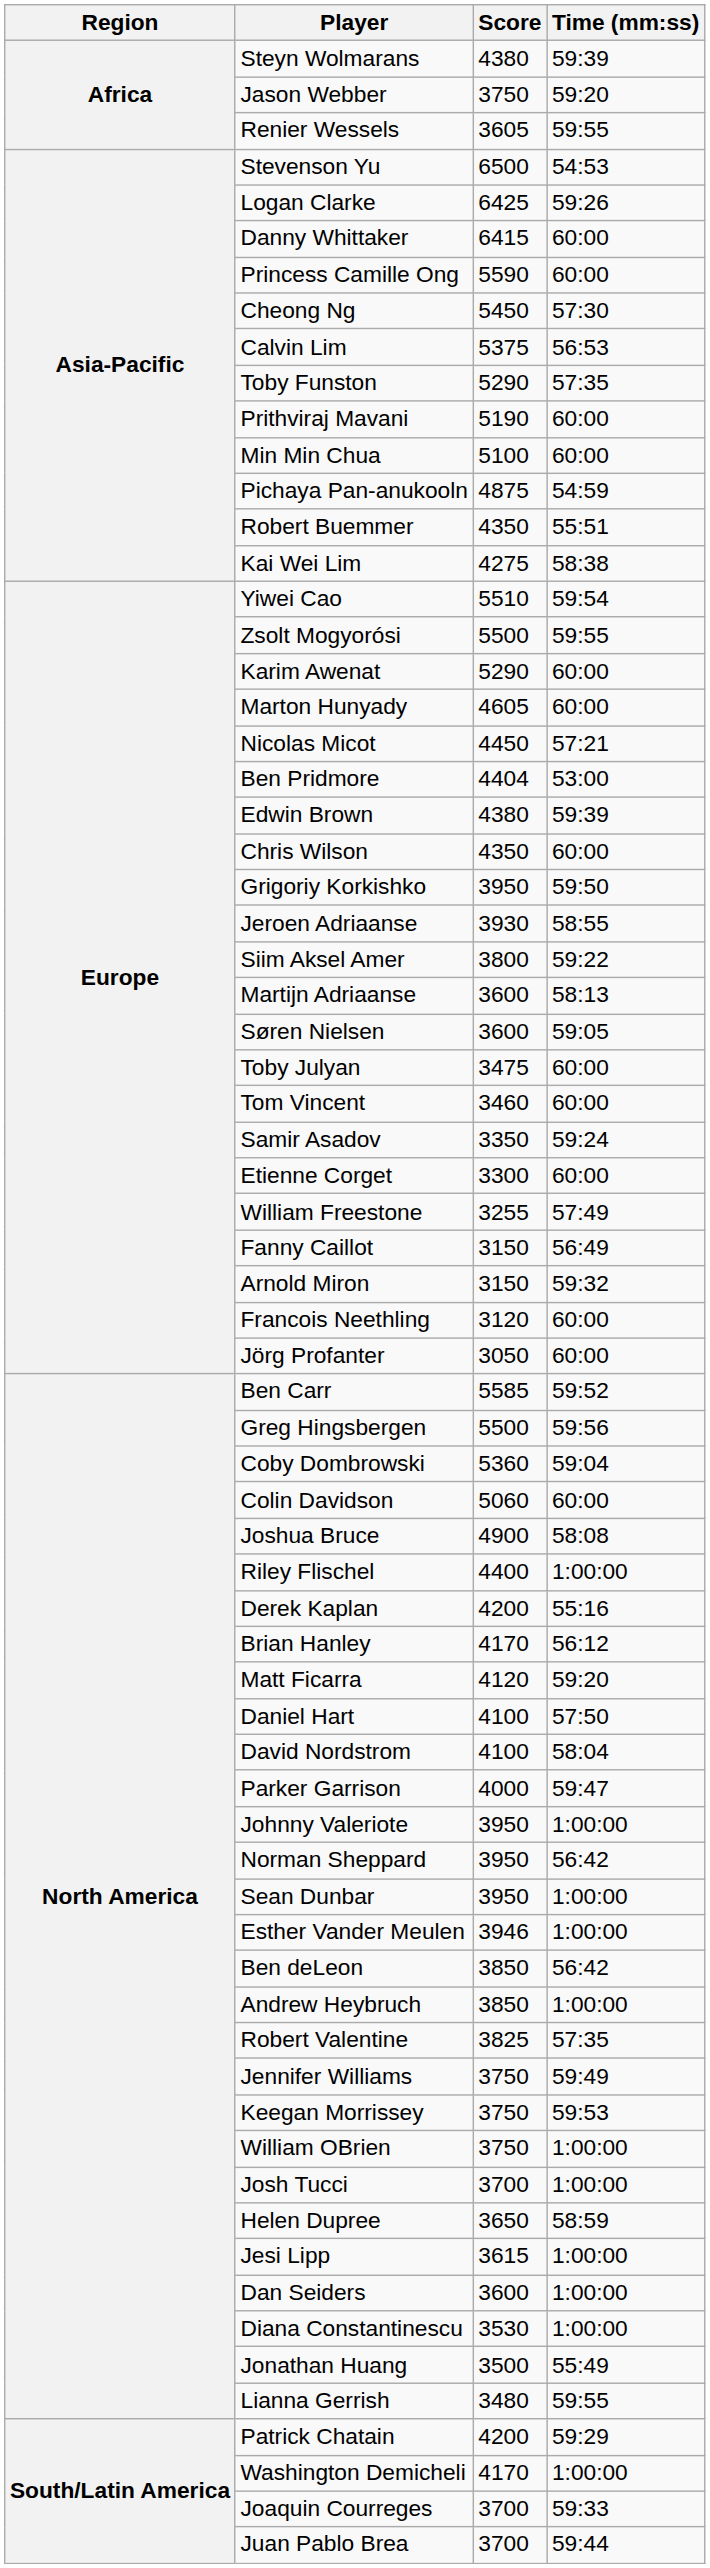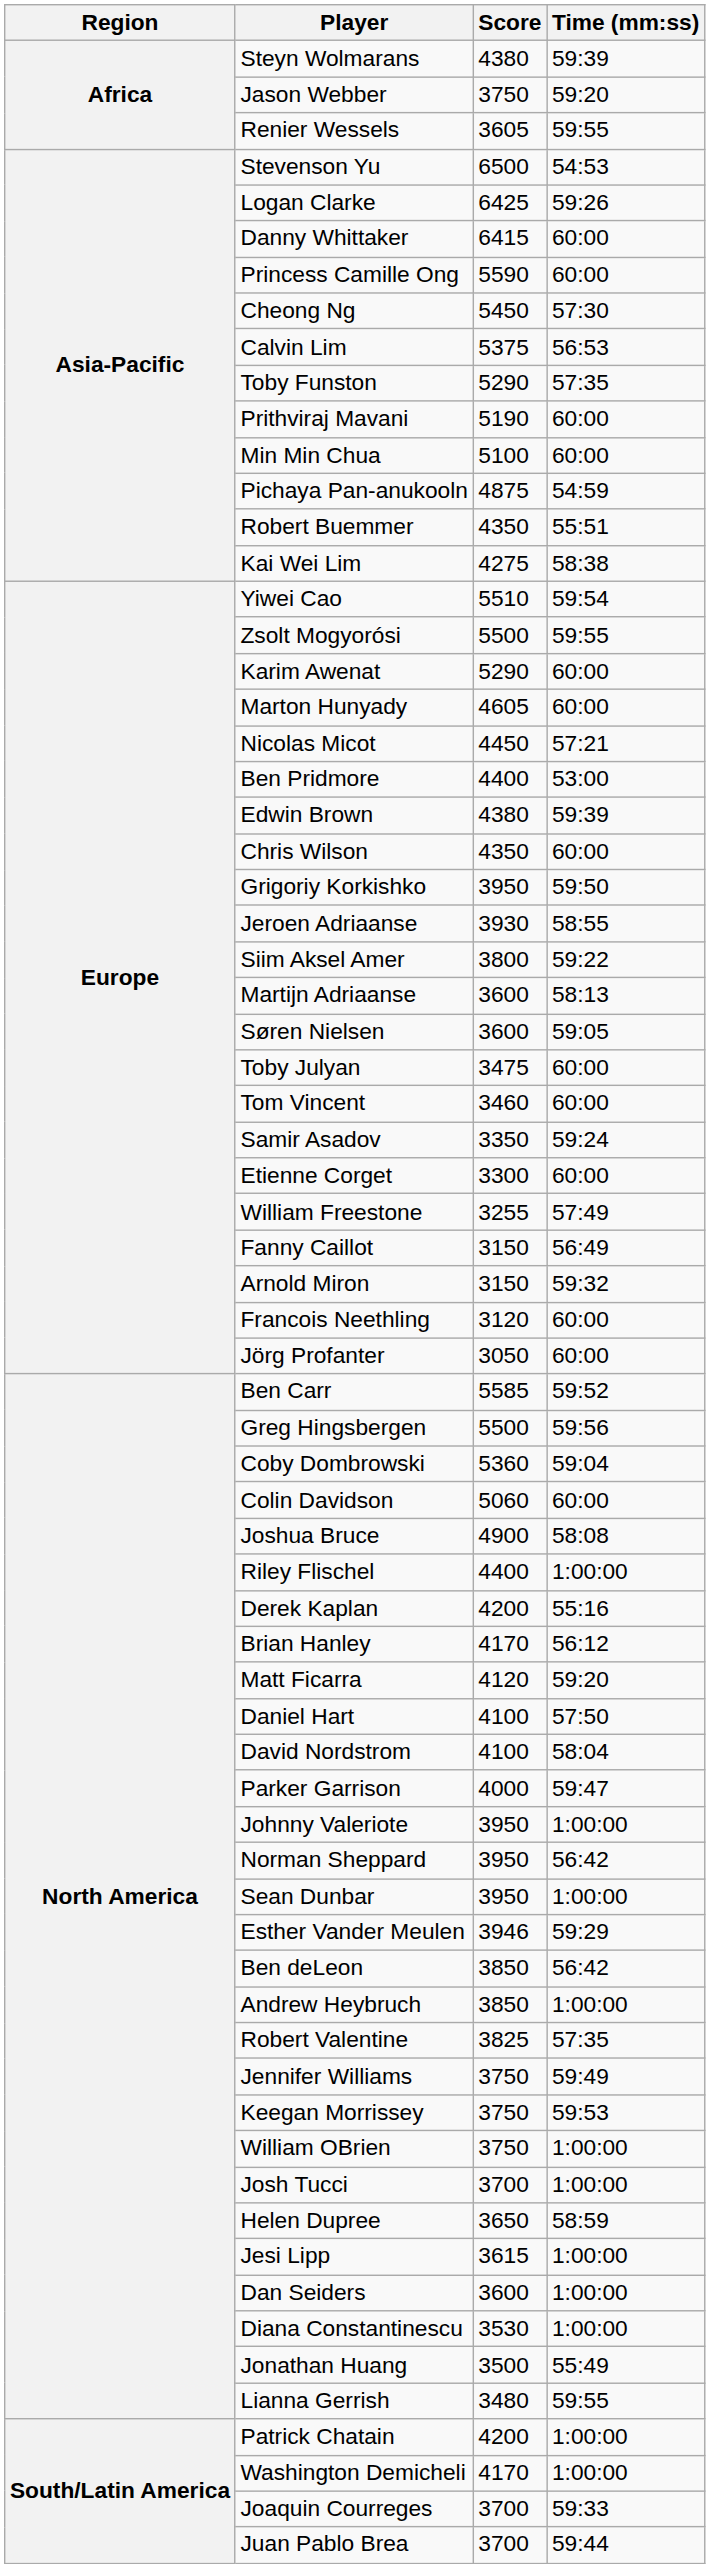(504, 779) 4404 -> (504, 779) 4400
(590, 1932) 1:00:00 -> (580, 1932) 59:29
(580, 2436) 59:29 -> (590, 2436) 1:00:00
